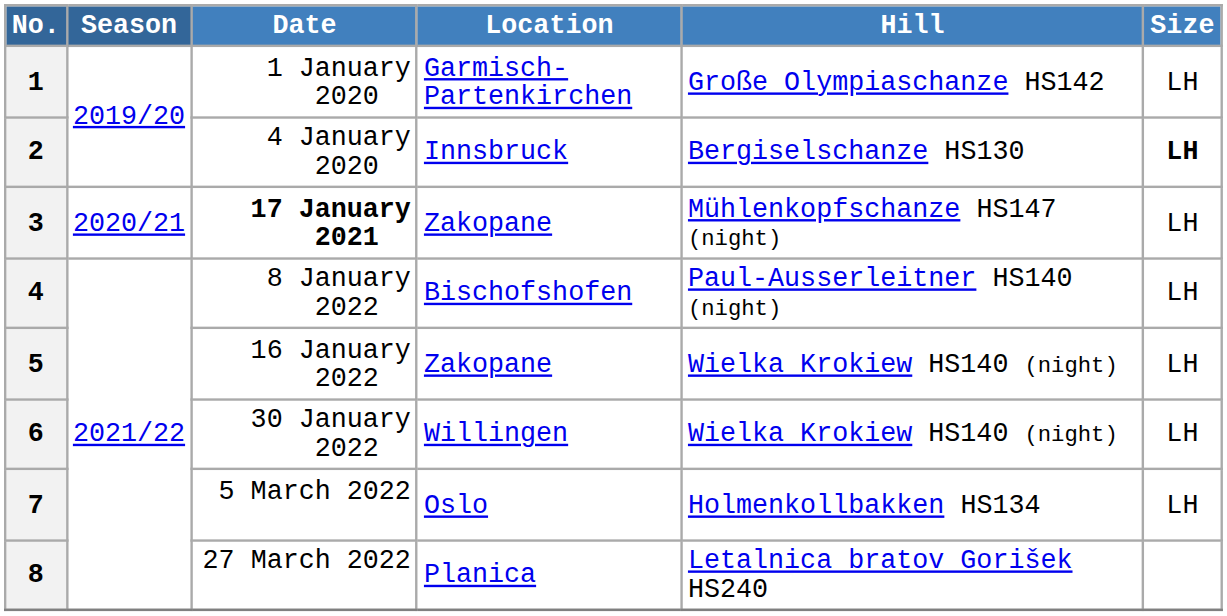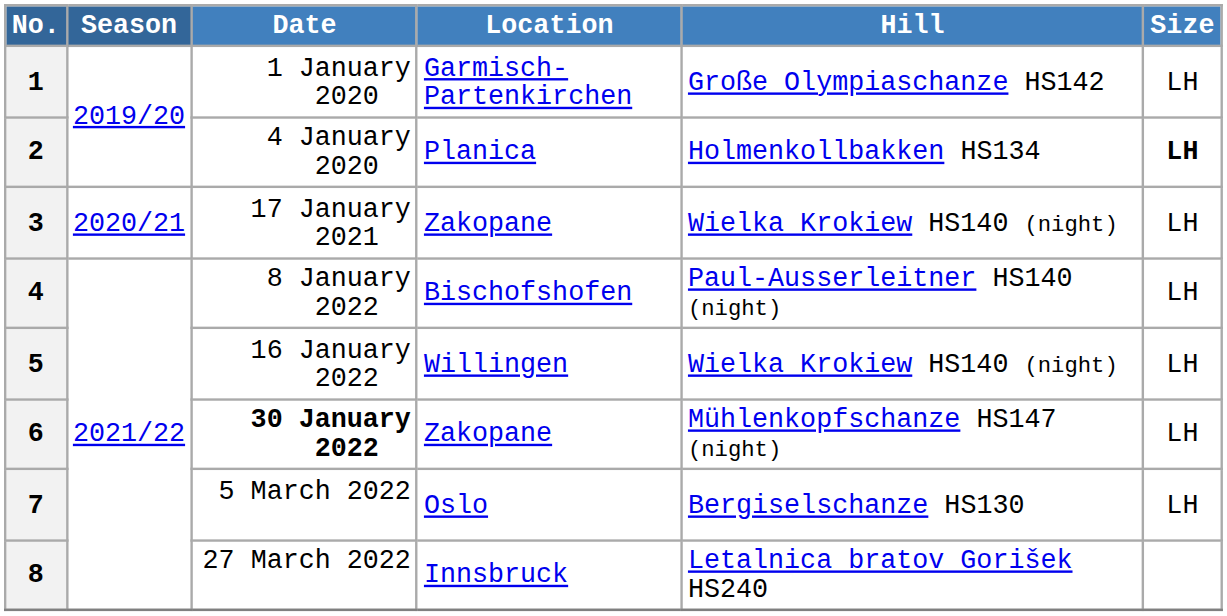(496, 153) Innsbruck -> (480, 153) Planica
(856, 153) Bergiselschanze HS130 -> (864, 153) Holmenkollbakken HS134
(331, 223) bold -> (331, 223) normal
(872, 223) Mühlenkopfschanze HS147 (night) -> (903, 223) Wielka Krokiew HS140 (night)
(488, 364) Zakopane -> (496, 364) Willingen
(331, 434) normal -> (331, 434) bold
(496, 434) Willingen -> (488, 434) Zakopane
(903, 434) Wielka Krokiew HS140 (night) -> (872, 434) Mühlenkopfschanze HS147 (night)
(864, 505) Holmenkollbakken HS134 -> (856, 505) Bergiselschanze HS130
(480, 575) Planica -> (496, 575) Innsbruck
